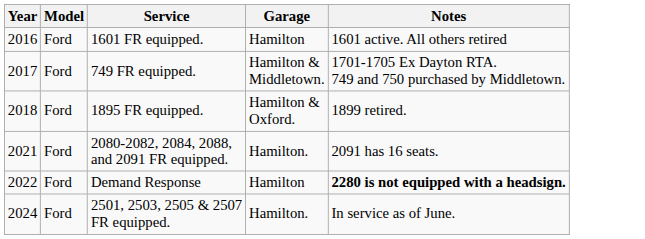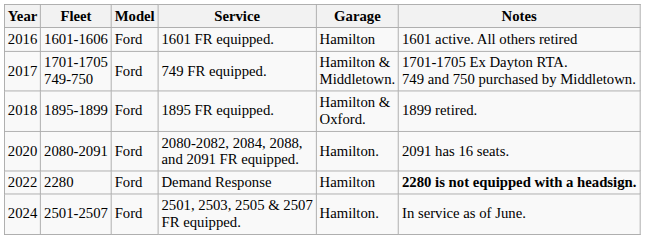+ column: (76, 16)
(23, 150) 2021 -> (23, 150) 2020
